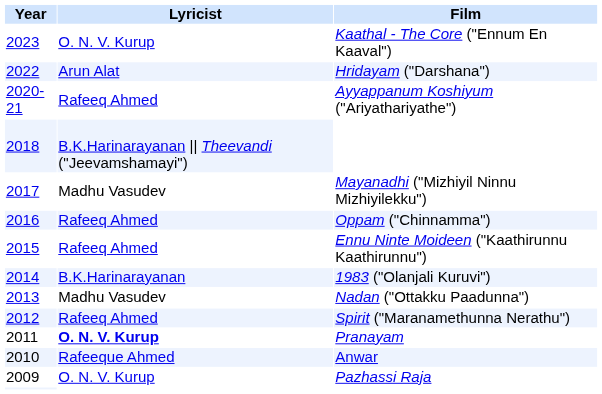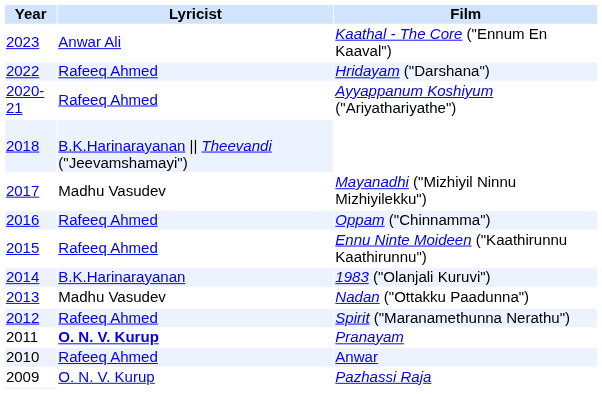(106, 42) O. N. V. Kurup -> (90, 42) Anwar Ali
(89, 71) Arun Alat -> (108, 71) Rafeeq Ahmed
(116, 357) Rafeeque Ahmed -> (108, 357) Rafeeq Ahmed
